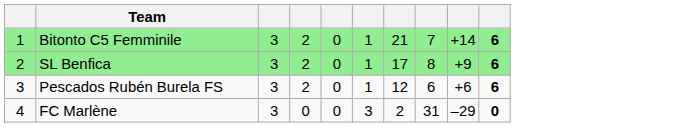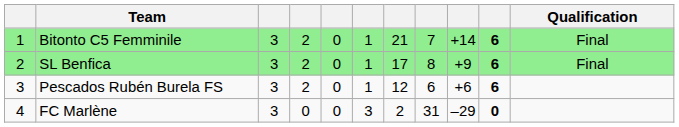+ column: (592, 16)
